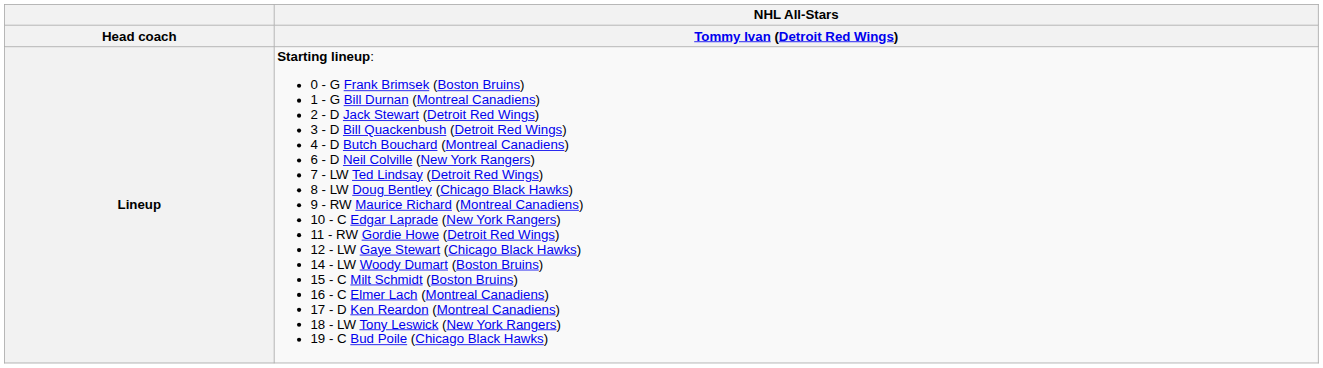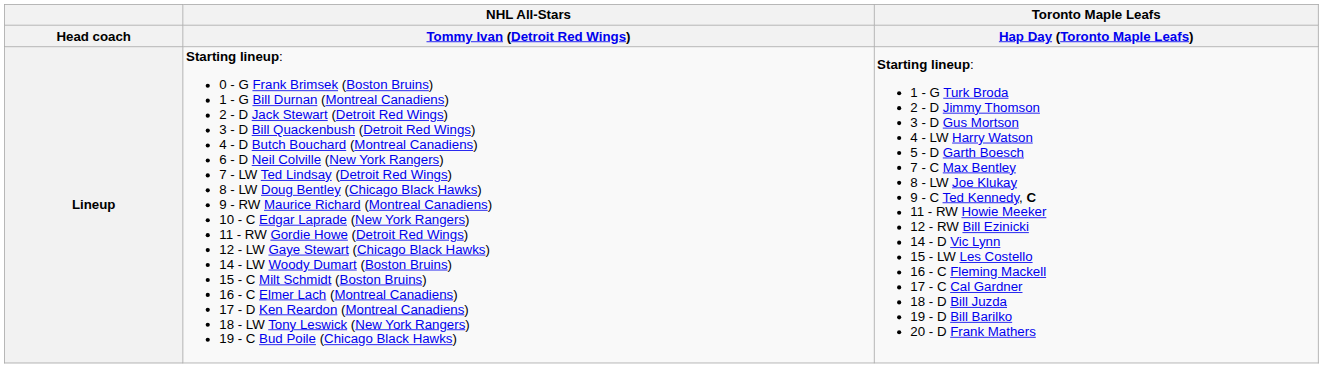+ column: (1096, 36)
